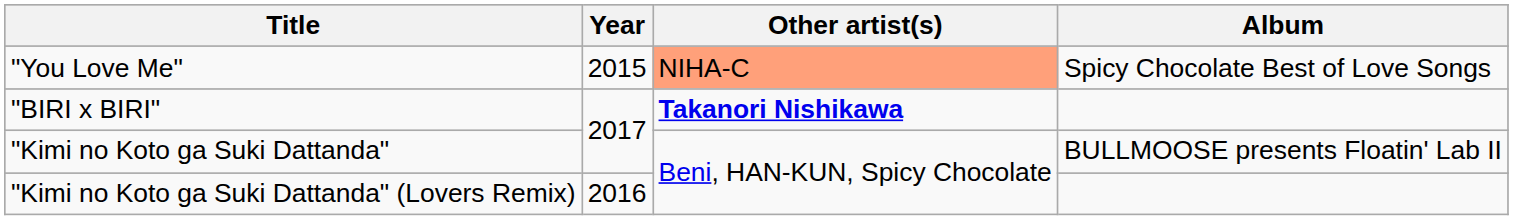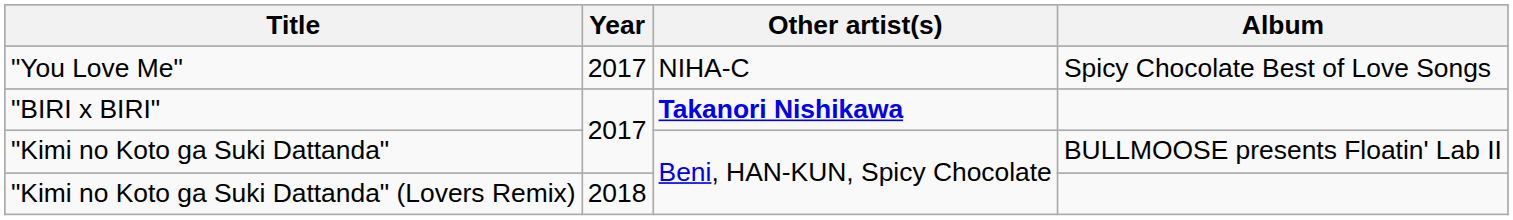(617, 67) 2015 -> (617, 67) 2017
(704, 67) lightsalmon background -> (704, 67) no background
(617, 192) 2016 -> (617, 192) 2018
